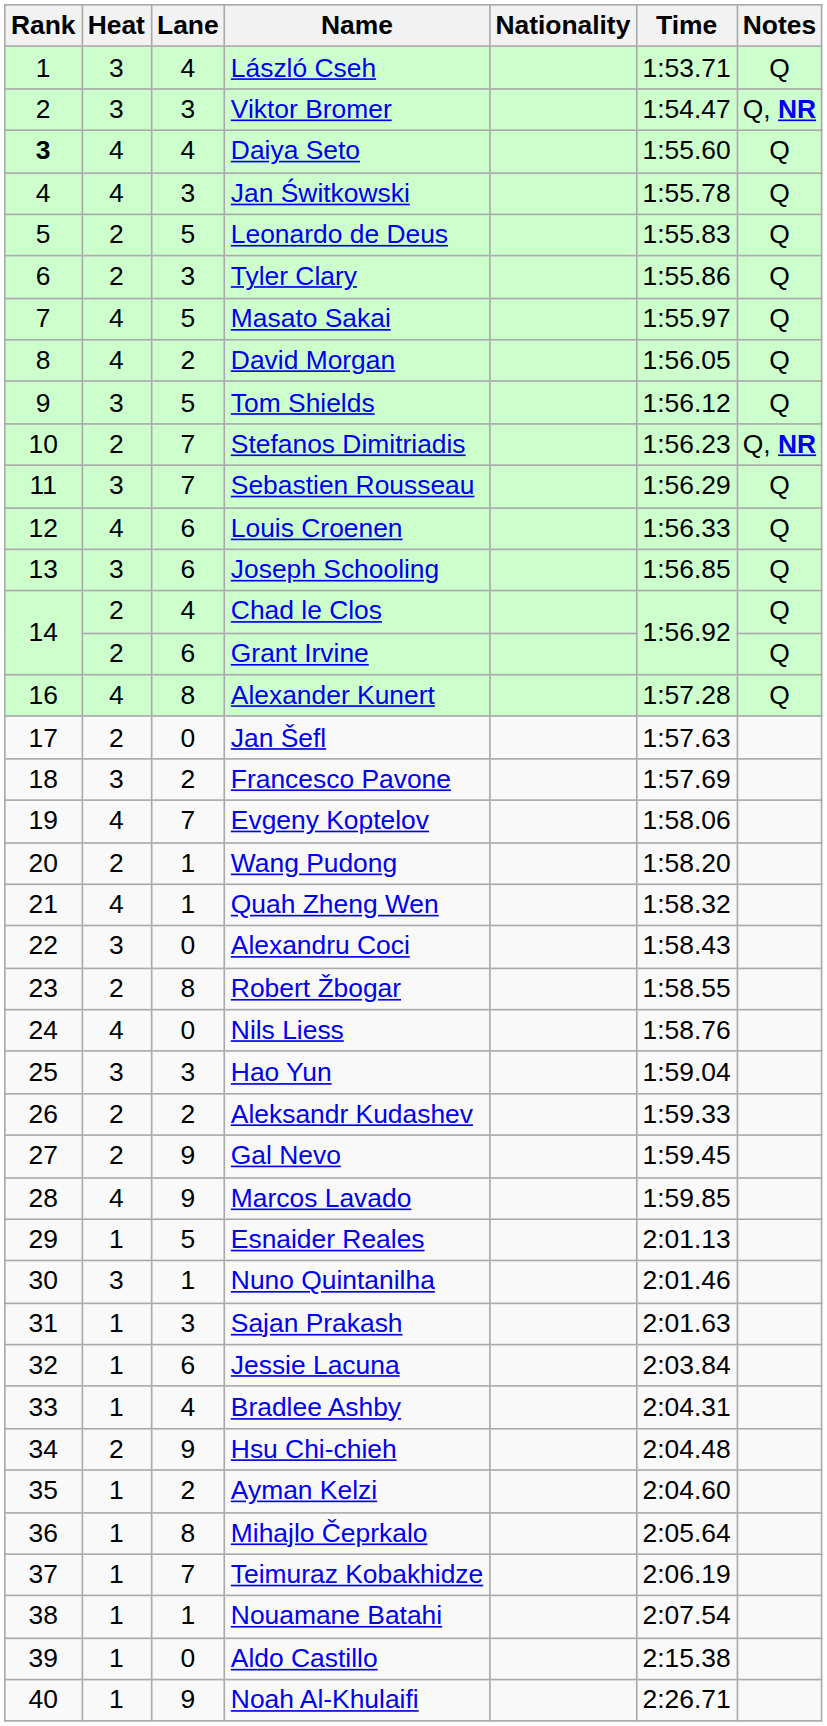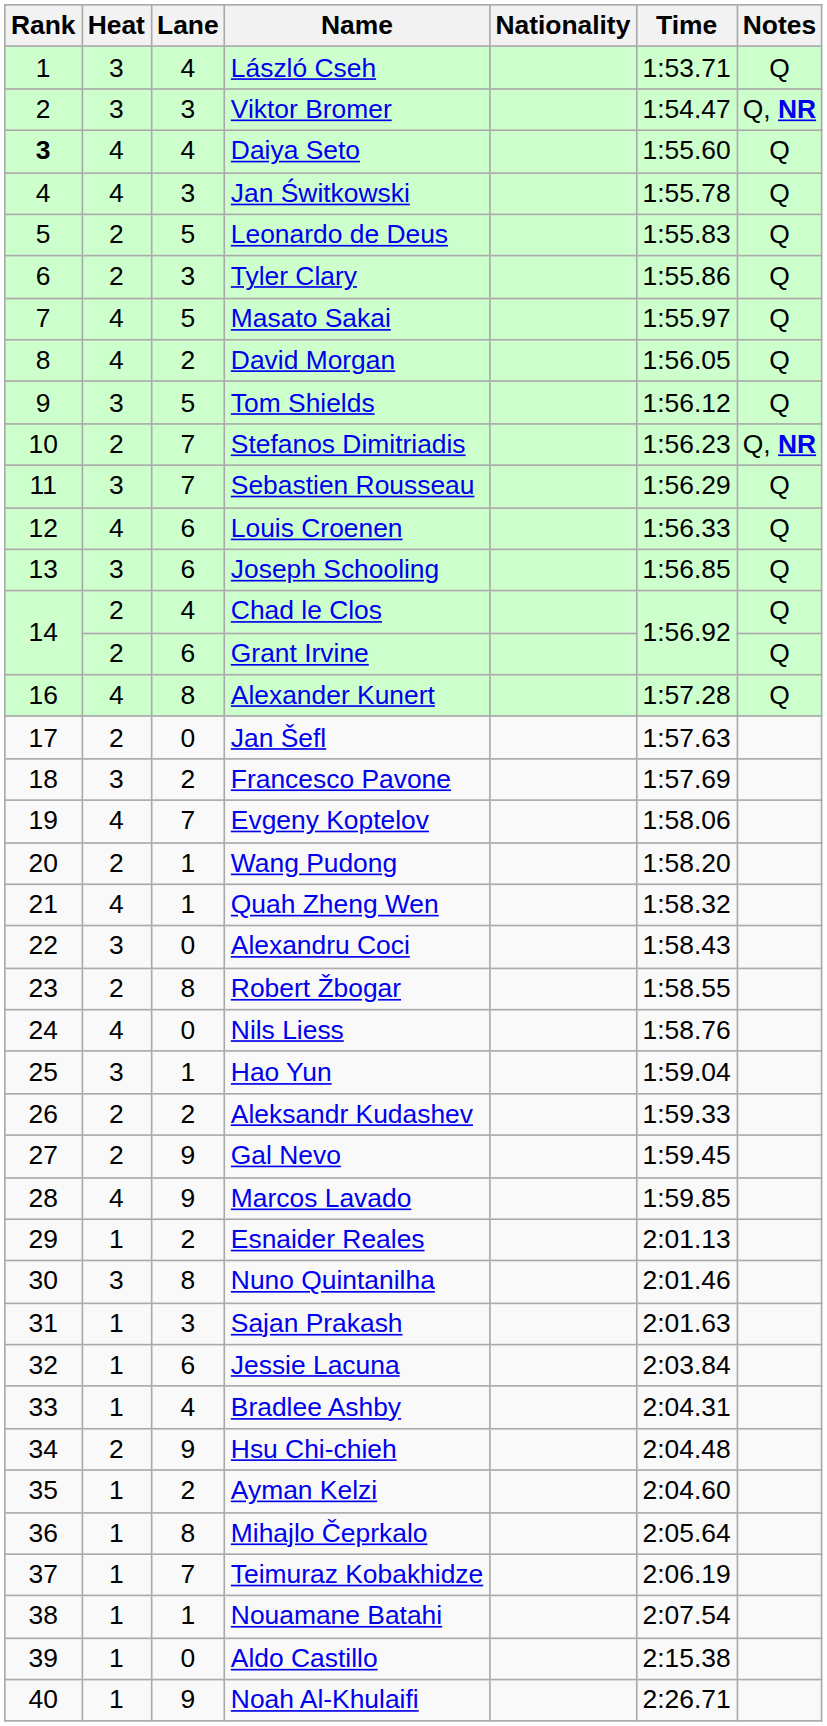(188, 1072) 3 -> (188, 1072) 1
(188, 1239) 5 -> (188, 1239) 2
(188, 1281) 1 -> (188, 1281) 8
